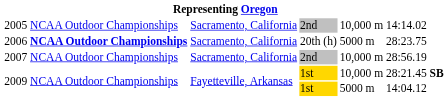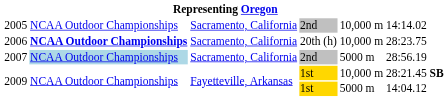(357, 41) 5000 m -> (361, 41) 10,000 m
(104, 57) no background -> (104, 57) lightblue background
(361, 57) 10,000 m -> (357, 57) 5000 m
